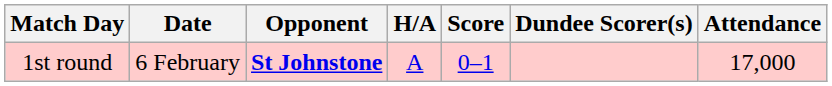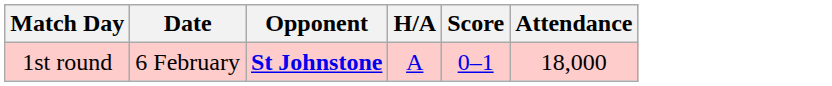- column: (604, 23)
(762, 61) 17,000 -> (574, 61) 18,000
